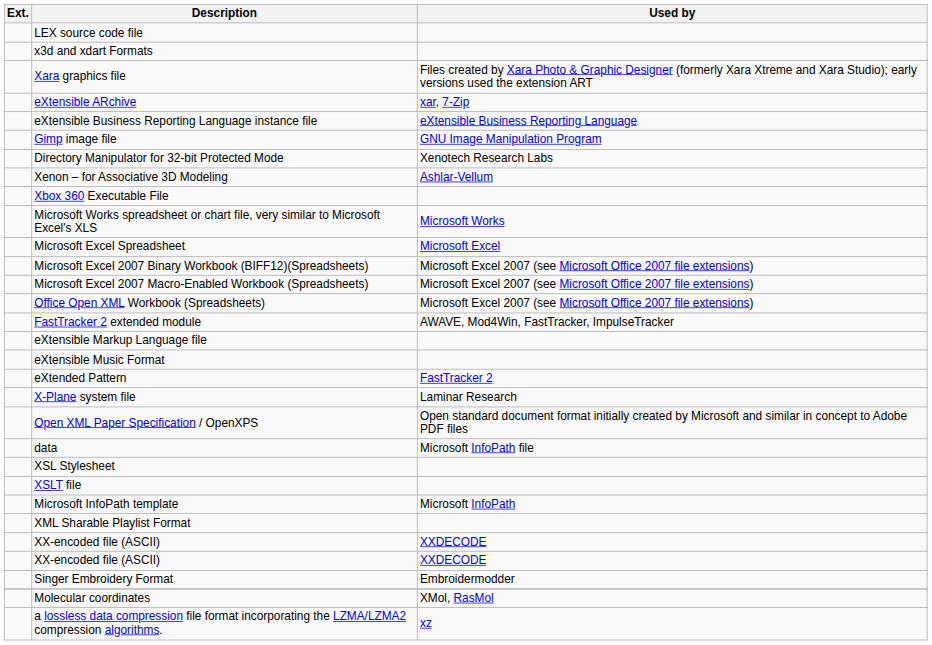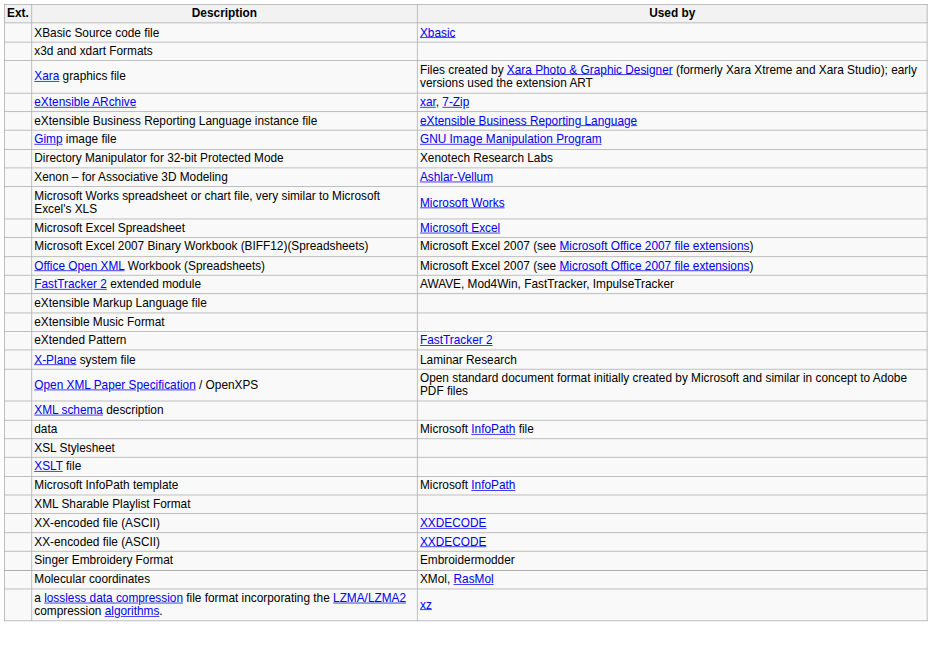- row: (89, 32)
+ row: (97, 32)
- row: (101, 196)
- row: (201, 284)
+ row: (99, 410)
